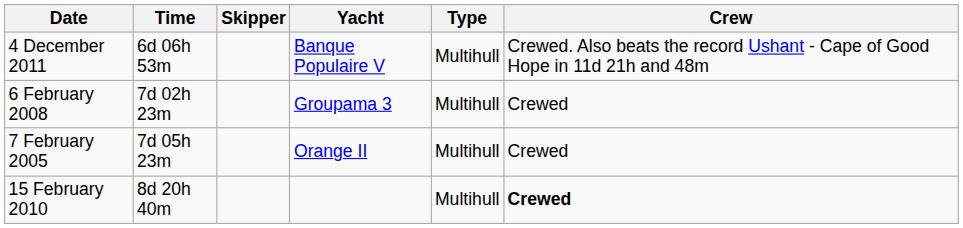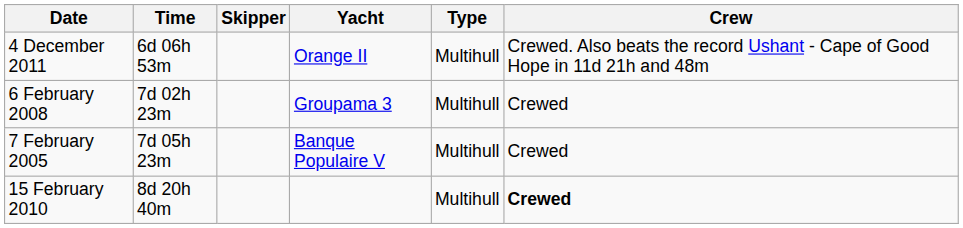(339, 56) Banque Populaire V -> (331, 56) Orange II
(331, 151) Orange II -> (339, 151) Banque Populaire V
